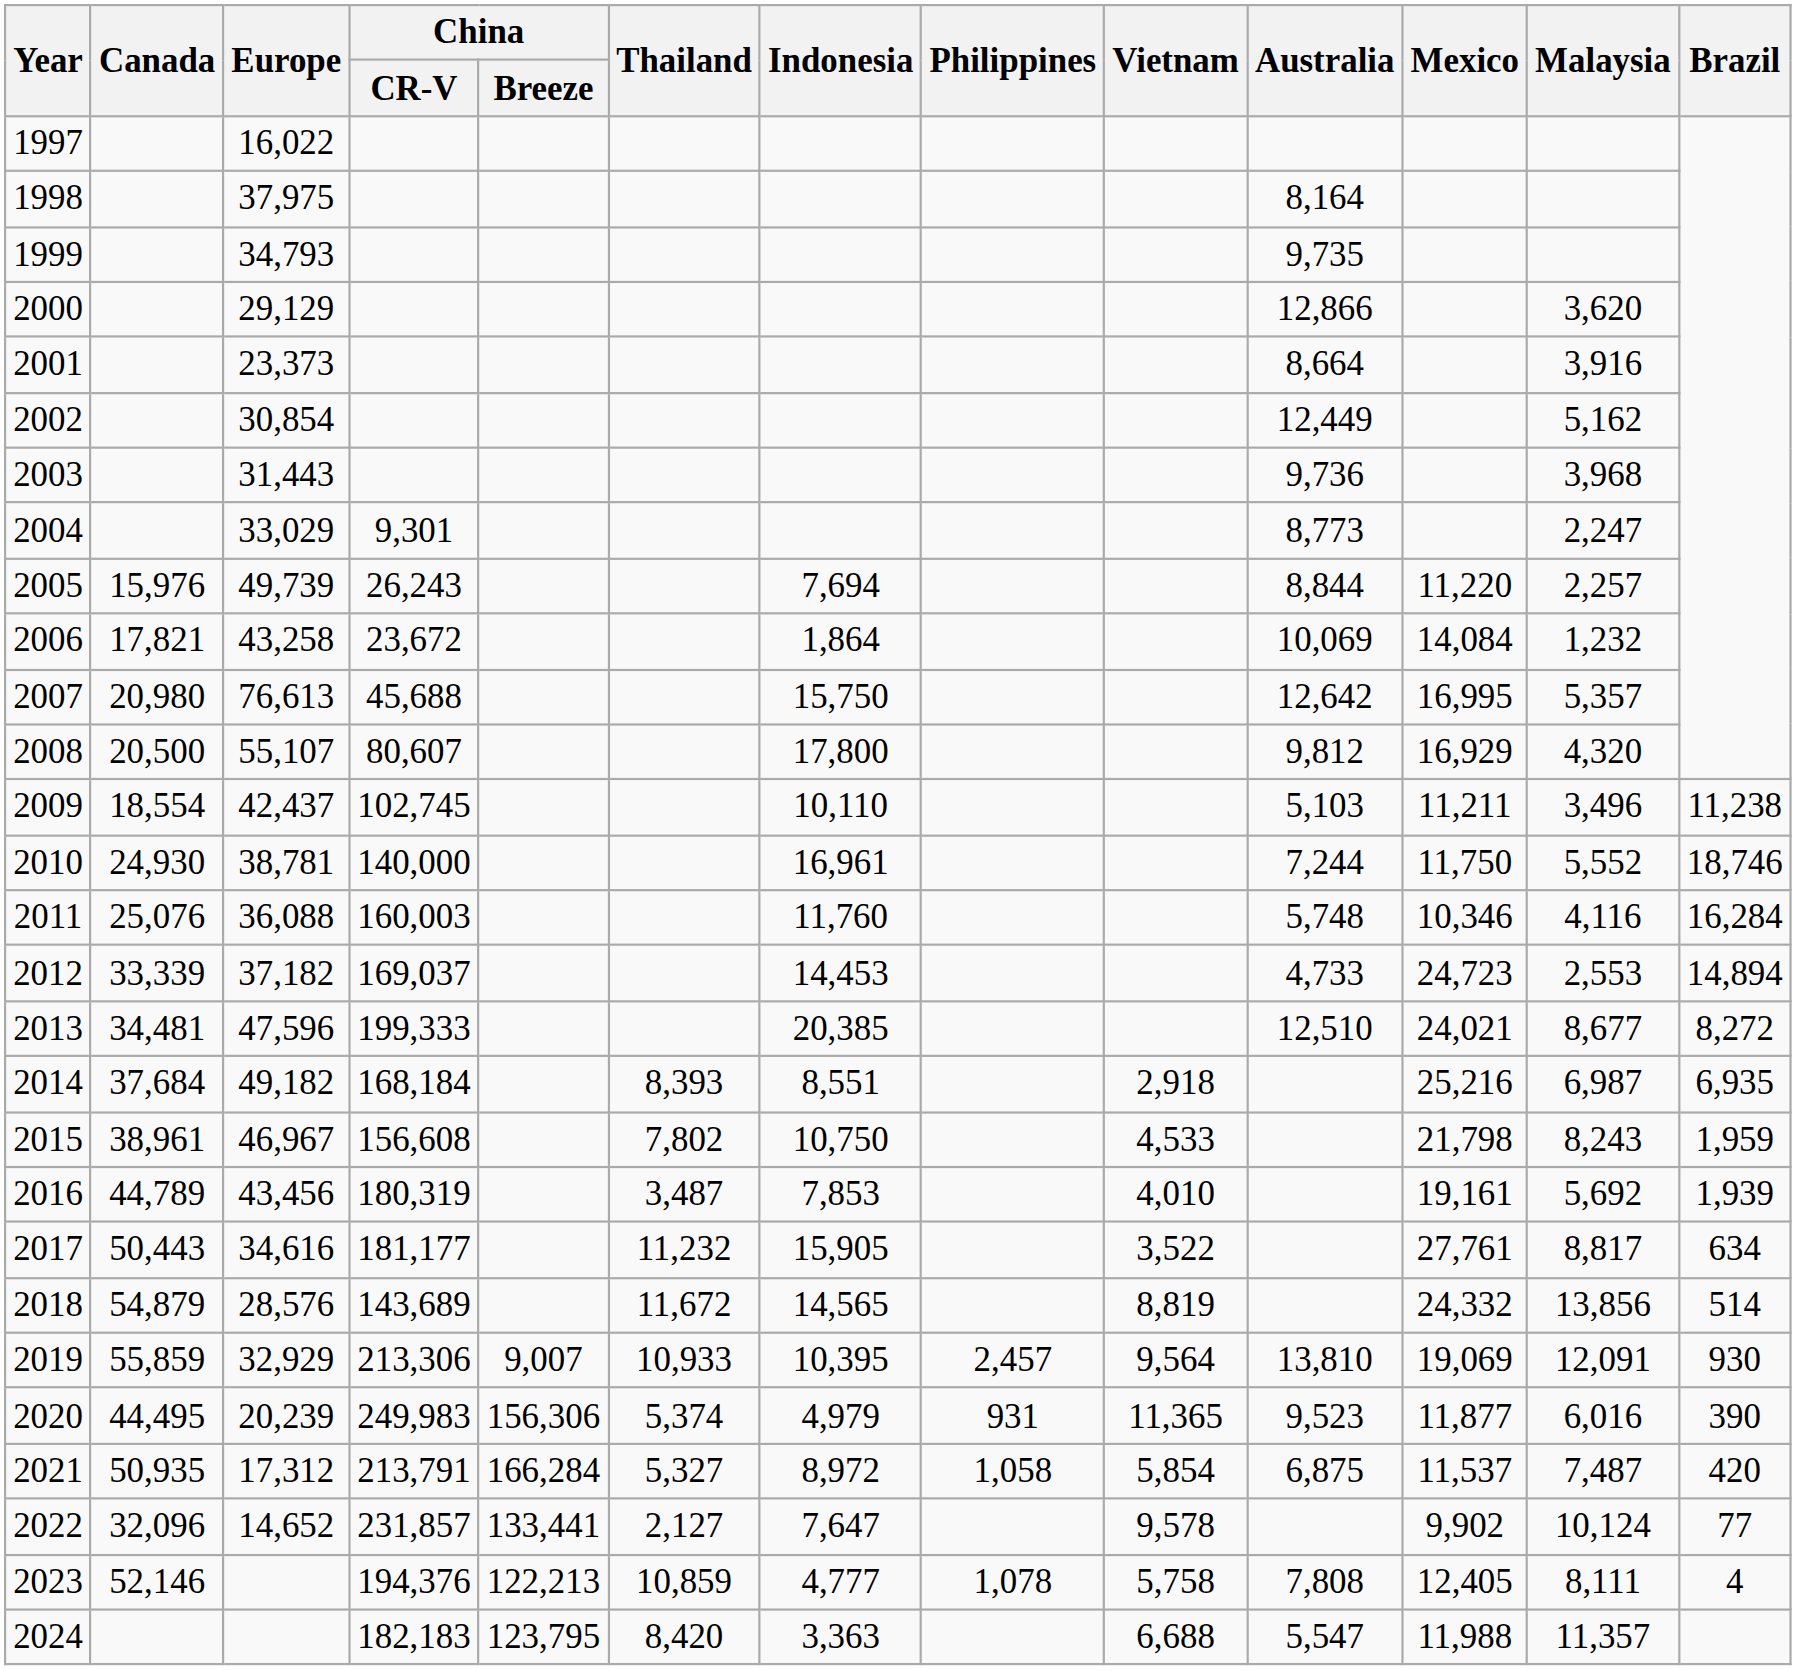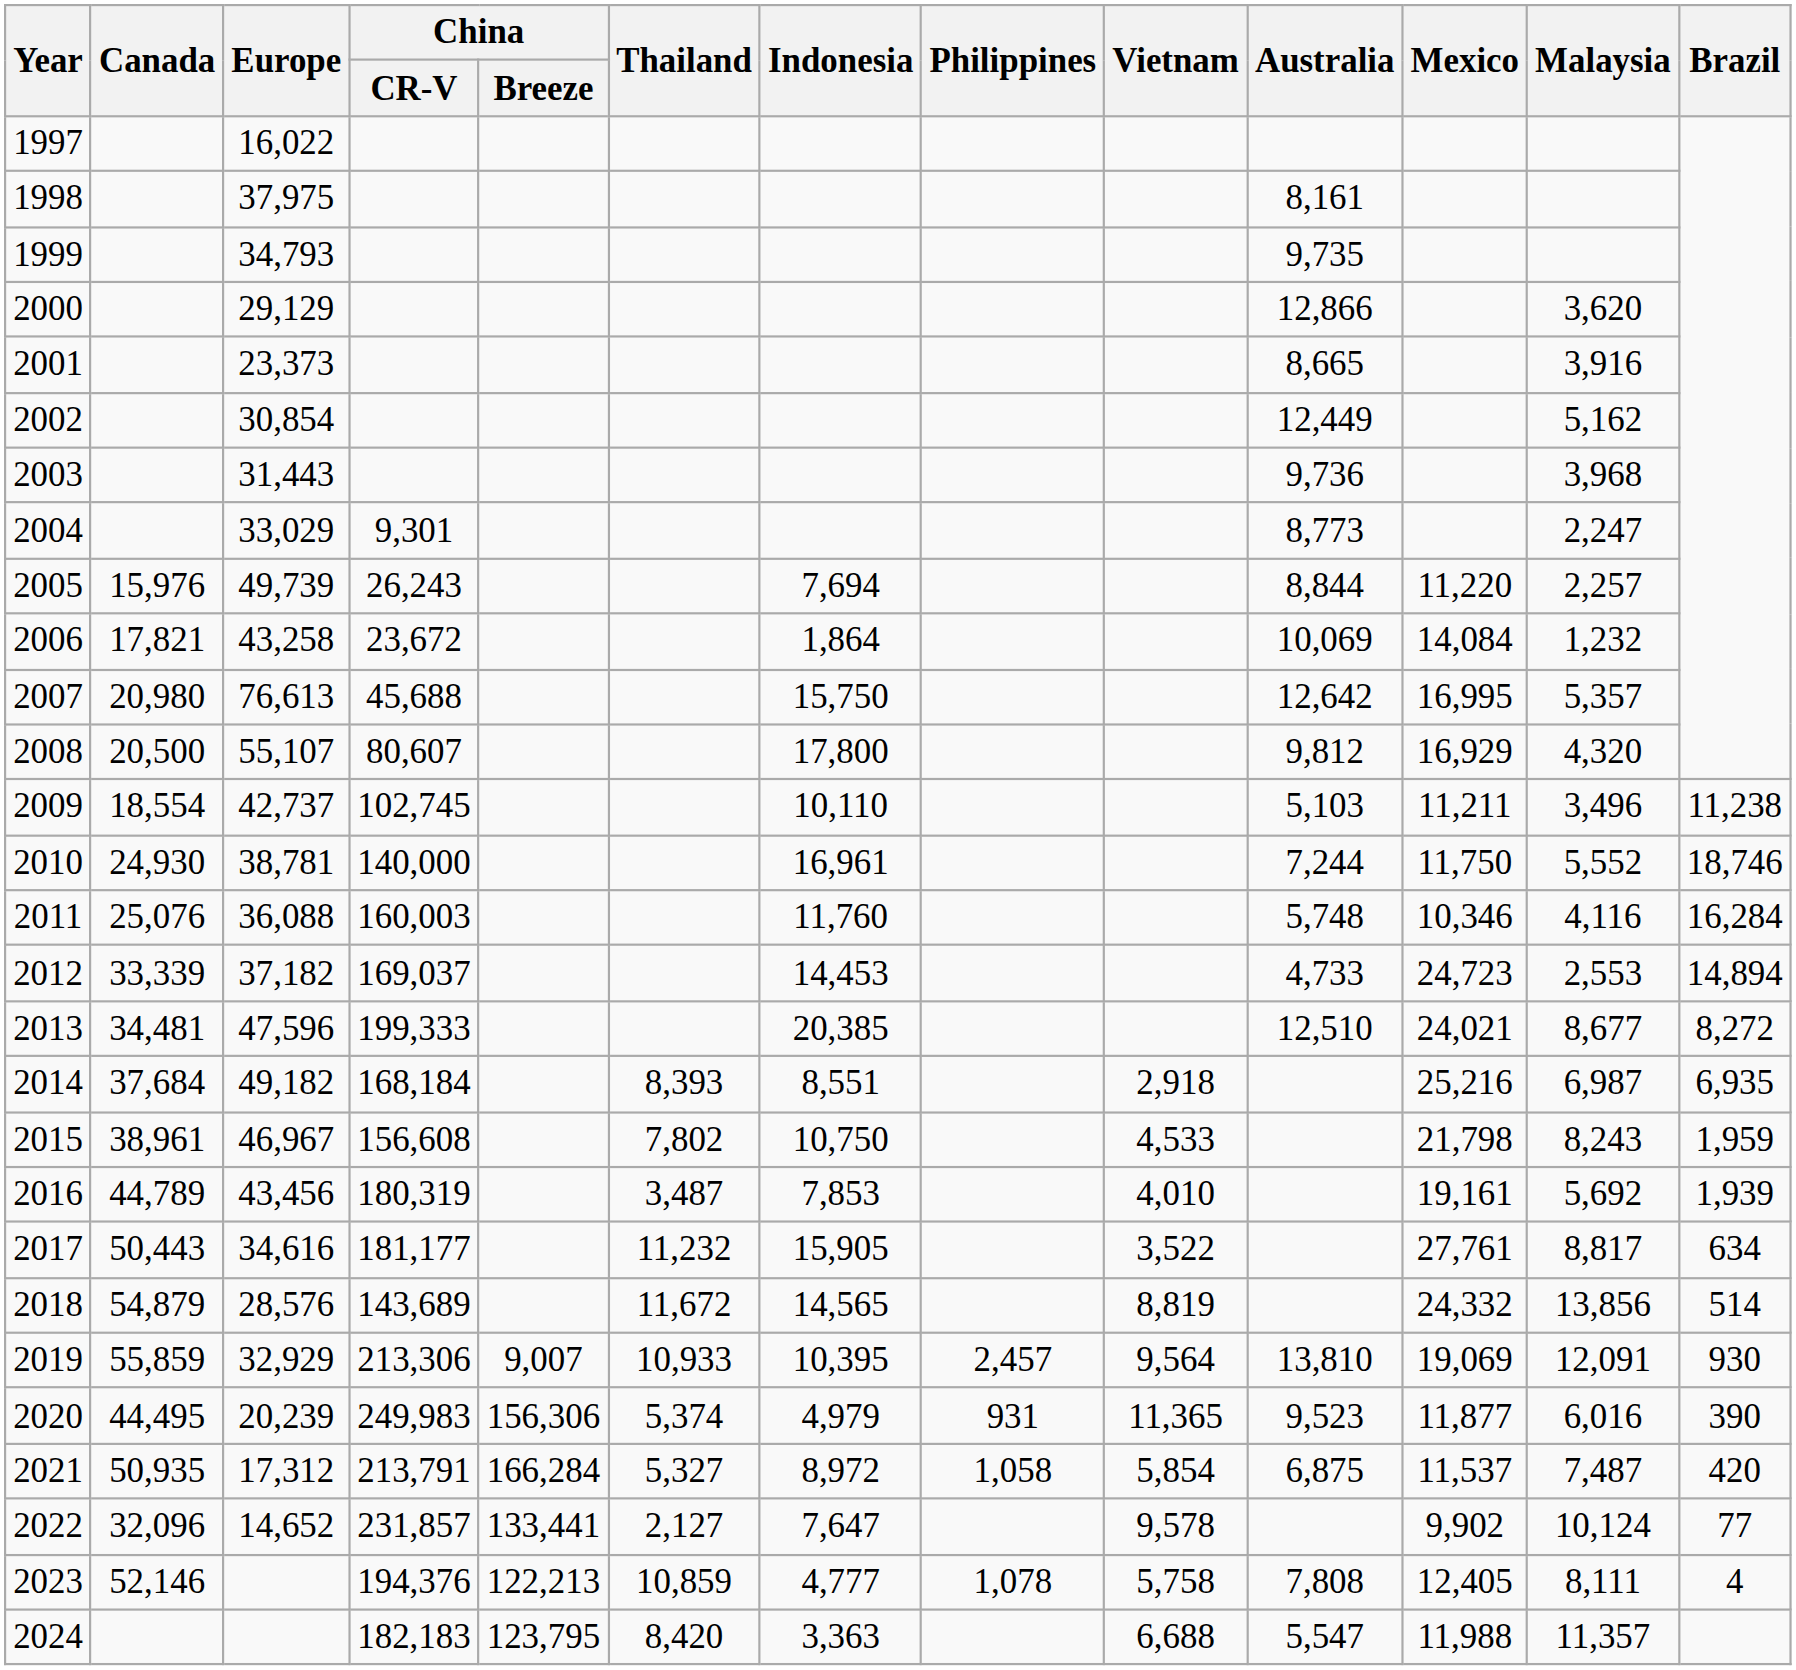(1325, 198) 8,164 -> (1325, 198) 8,161
(1325, 364) 8,664 -> (1325, 364) 8,665
(286, 806) 42,437 -> (286, 806) 42,737
